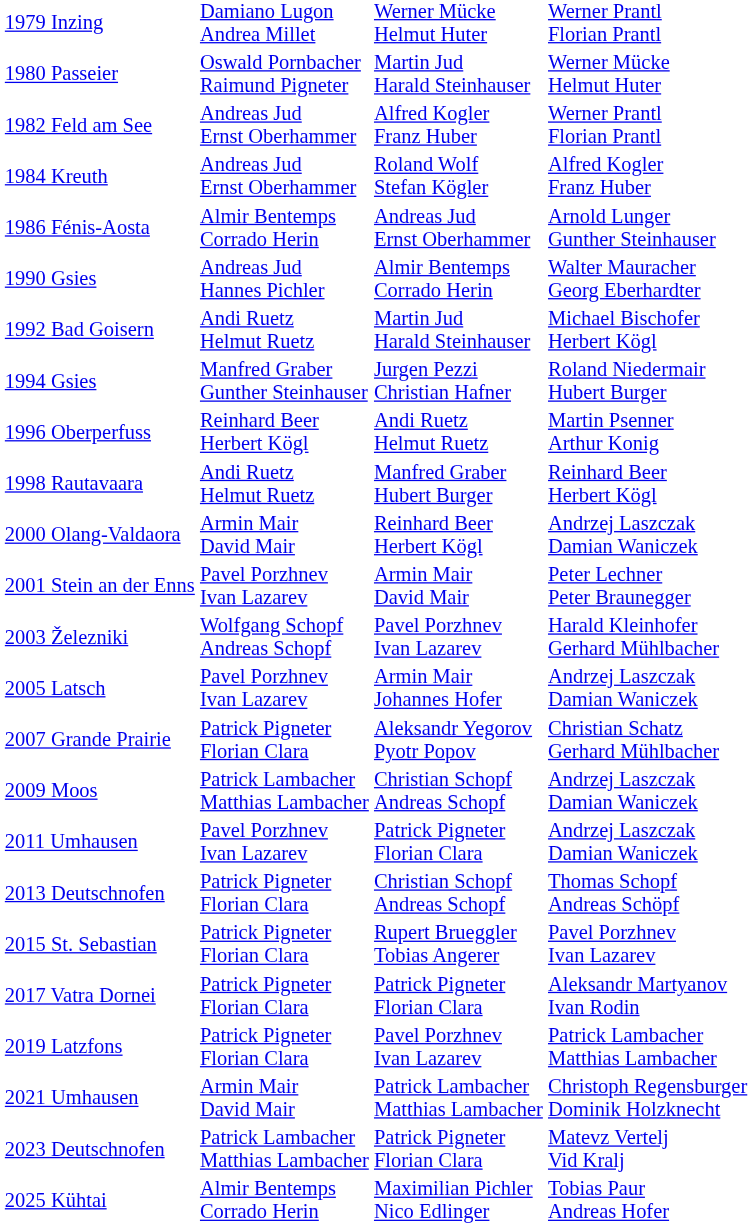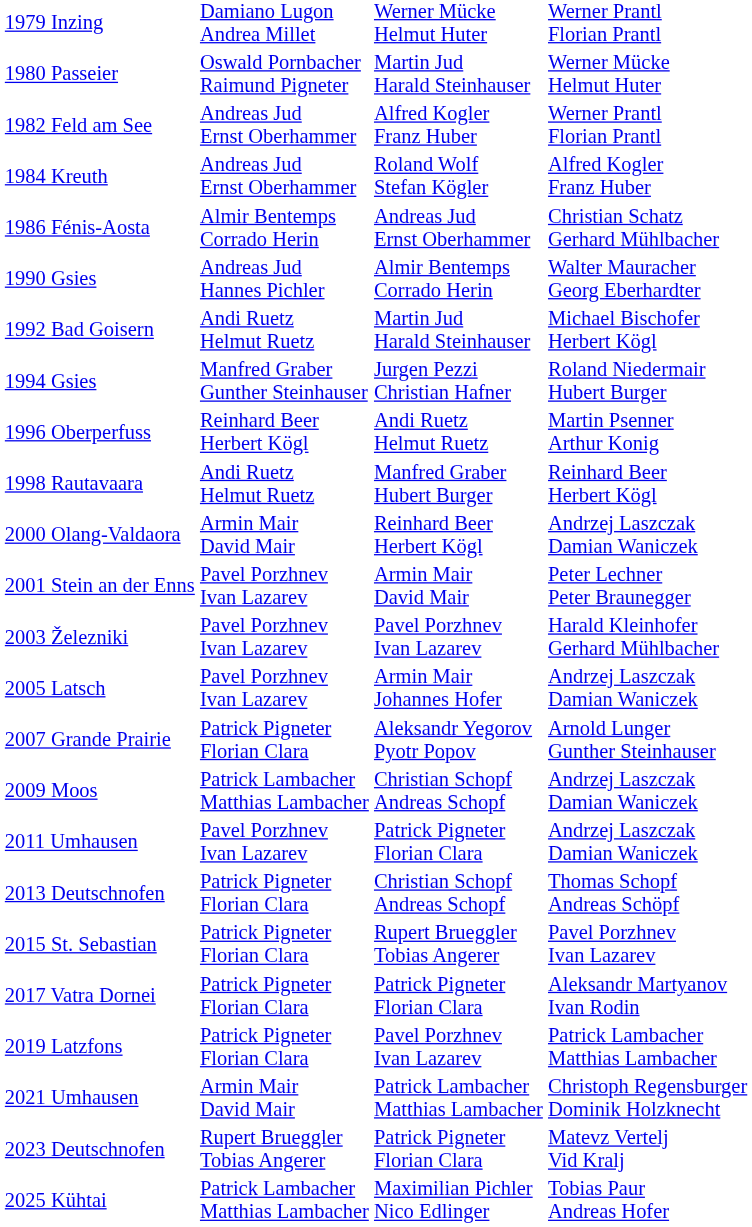(632, 227) Arnold Lunger Gunther Steinhauser -> (634, 227) Christian Schatz Gerhard Mühlbacher
(272, 637) Wolfgang Schopf Andreas Schopf -> (264, 637) Pavel Porzhnev Ivan Lazarev
(634, 739) Christian Schatz Gerhard Mühlbacher -> (632, 739) Arnold Lunger Gunther Steinhauser
(284, 1149) Patrick Lambacher Matthias Lambacher -> (271, 1149) Rupert Brueggler Tobias Angerer
(268, 1200) Almir Bentemps Corrado Herin -> (284, 1200) Patrick Lambacher Matthias Lambacher
